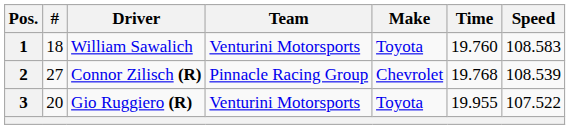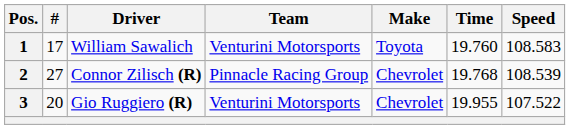(55, 46) 18 -> (55, 46) 17
(400, 102) Toyota -> (410, 102) Chevrolet
